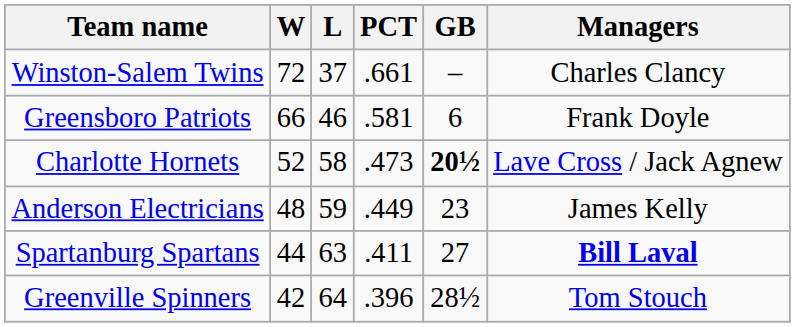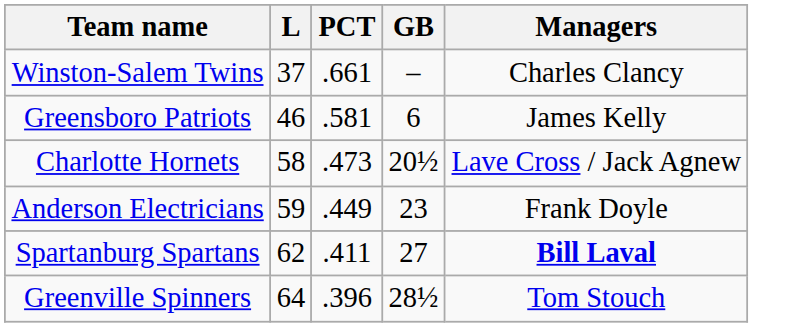- column: (291, 27)
(638, 117) Frank Doyle -> (596, 117) James Kelly
(455, 162) bold -> (413, 162) normal
(638, 207) James Kelly -> (596, 207) Frank Doyle
(333, 252) 63 -> (291, 252) 62
